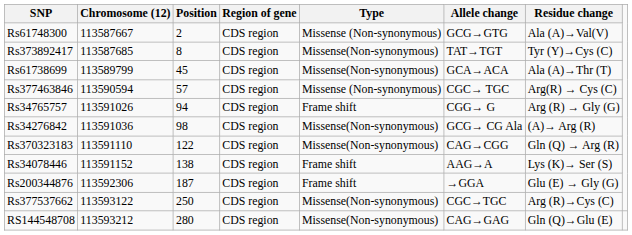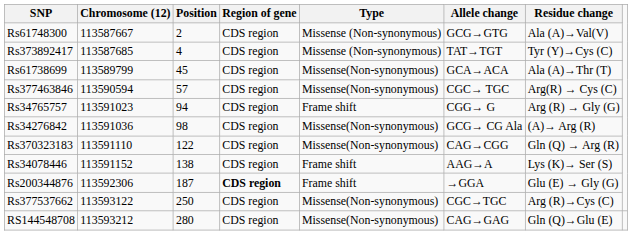(179, 51) 8 -> (179, 51) 4
(370, 51) Missense(Non-synonymous) -> (372, 51) Missense (Non-synonymous)
(372, 88) Missense (Non-synonymous) -> (370, 88) Missense(Non-synonymous)
(107, 107) 113591026 -> (107, 107) 113591023
(250, 182) normal -> (252, 182) bold
